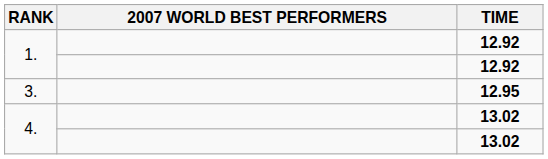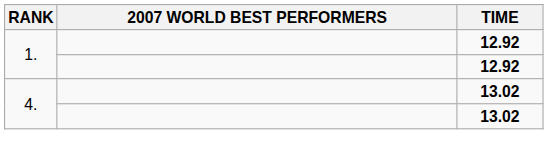- row: (31, 92)
